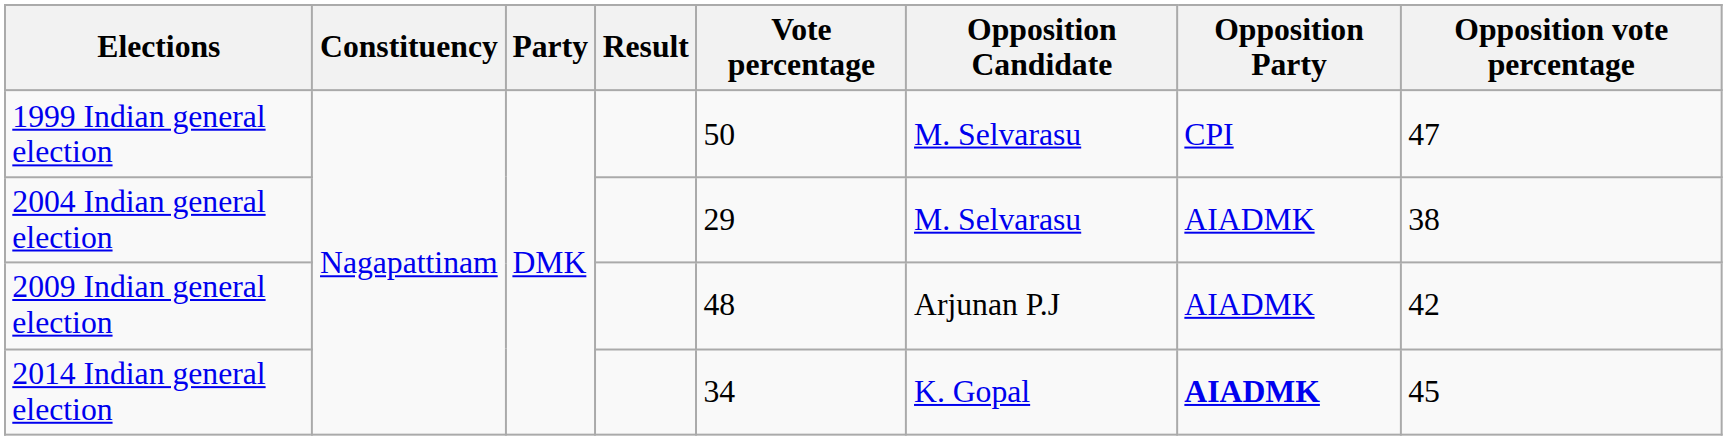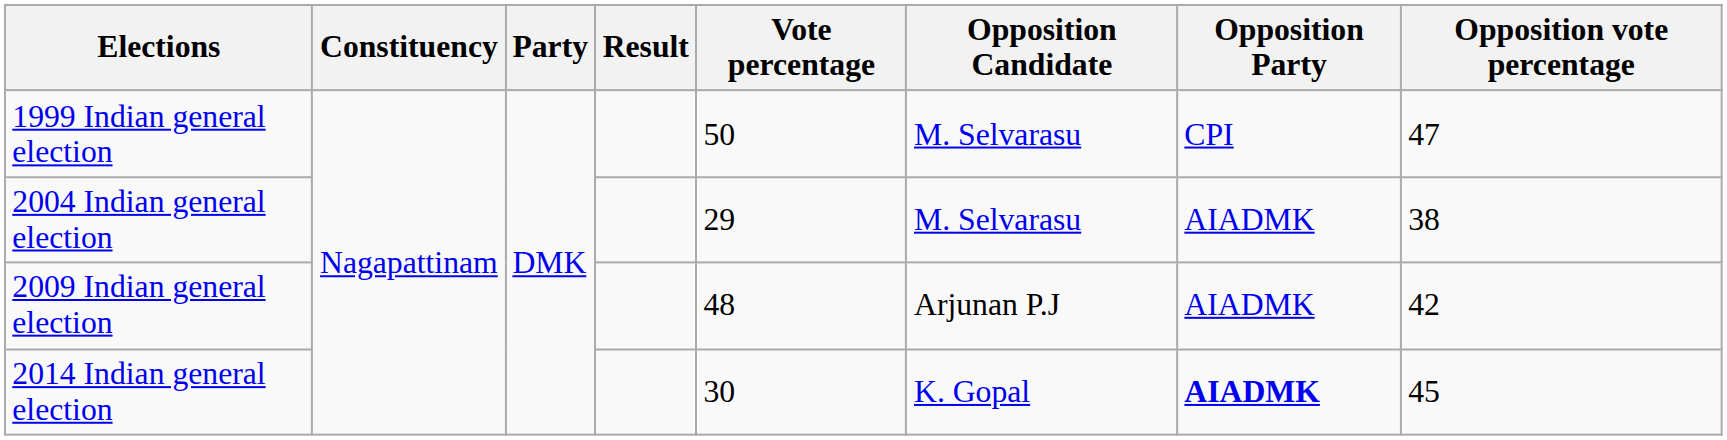(719, 390) 34 -> (719, 390) 30
